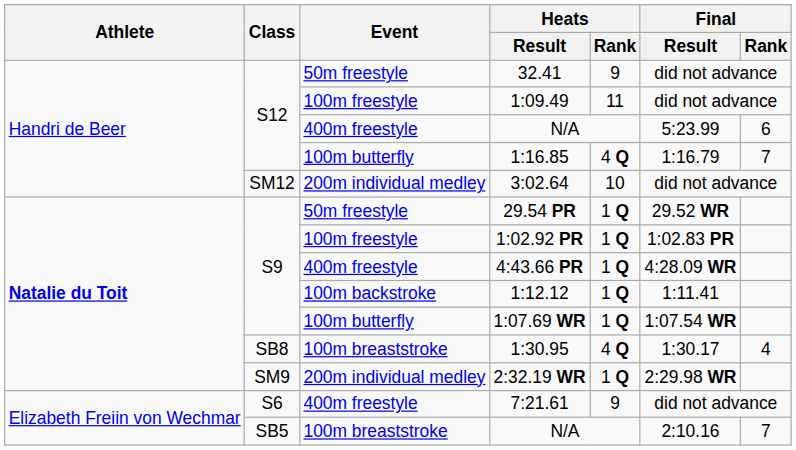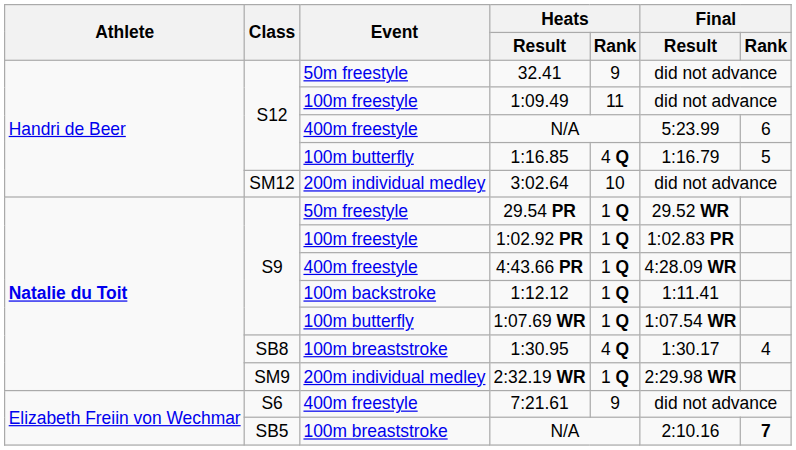(766, 156) 7 -> (766, 156) 5
(766, 432) normal -> (766, 432) bold
